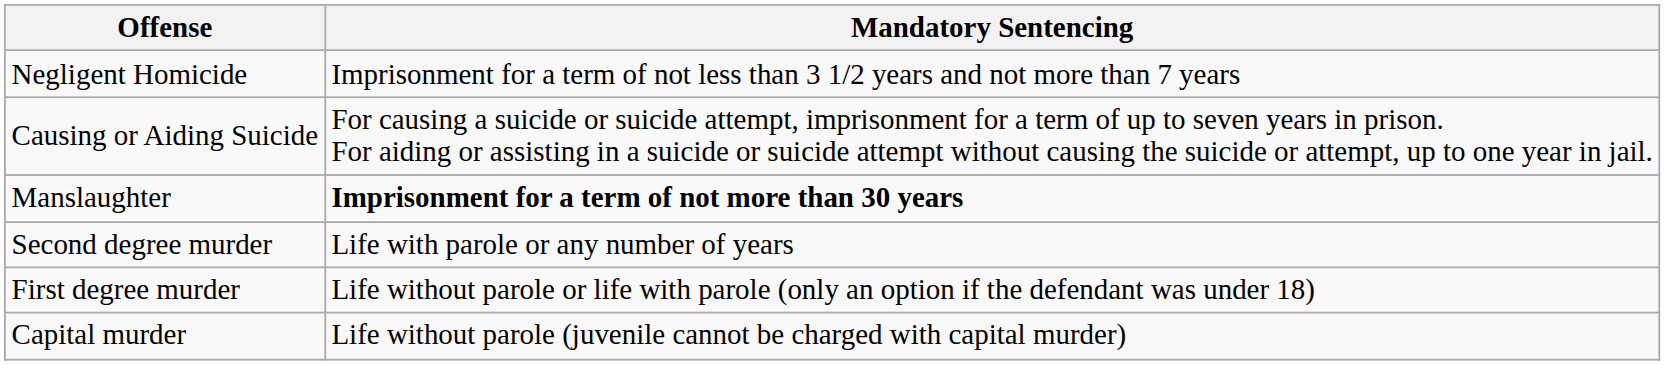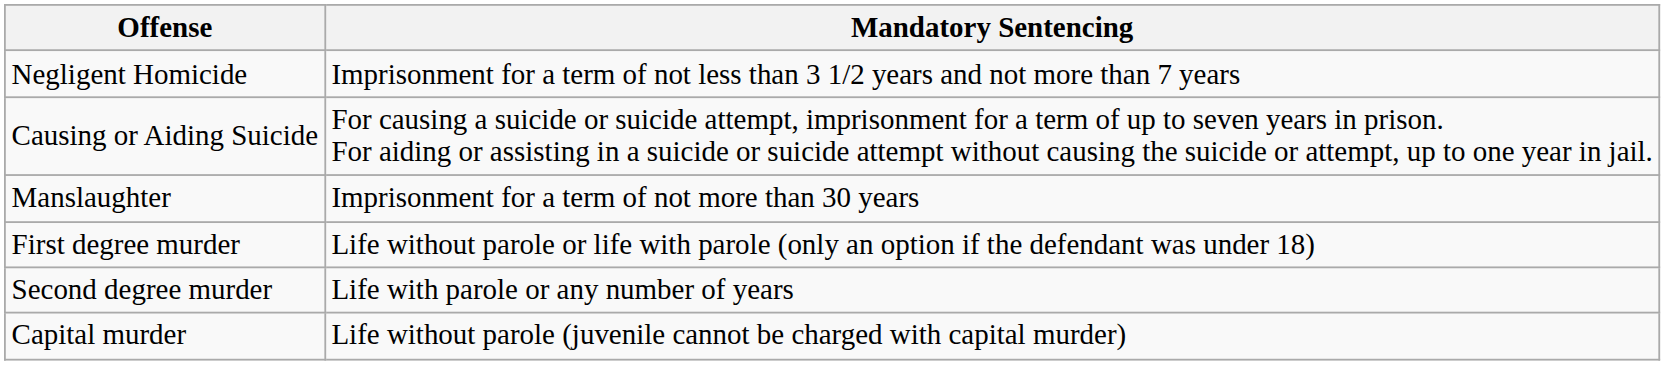(647, 197) bold -> (625, 197) normal
rows swapped: (142, 243) <-> (126, 289)
